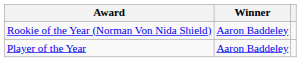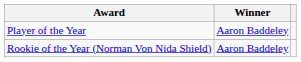rows swapped: (46, 48) <-> (109, 30)
